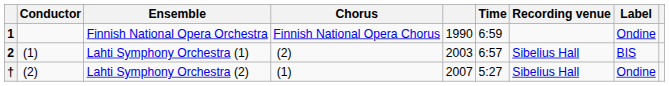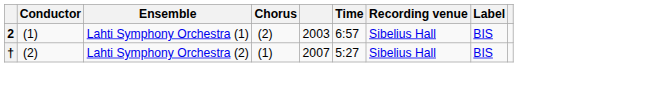- row: (11, 33)
(636, 72) Ondine -> (483, 53) BIS
